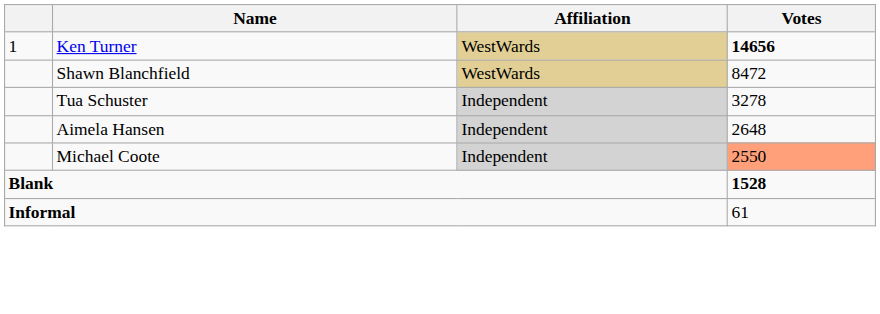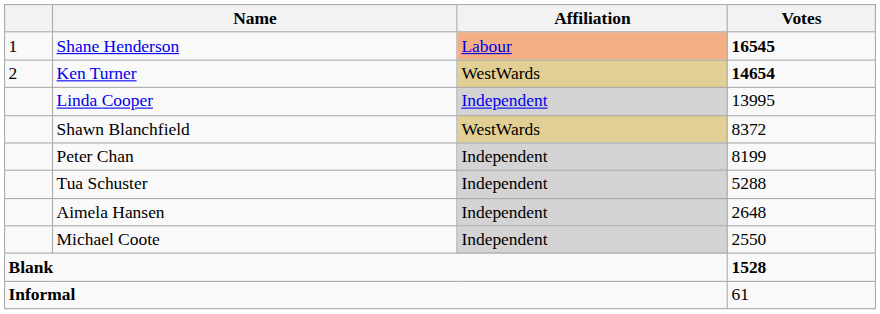+ row: (118, 45)
(13, 45) 1 -> (13, 73) 2
(753, 45) 14656 -> (753, 73) 14654
+ row: (105, 101)
(749, 73) 8472 -> (749, 128) 8372
+ row: (95, 156)
(749, 101) 3278 -> (749, 184) 5288
(749, 156) lightsalmon background -> (749, 239) no background
